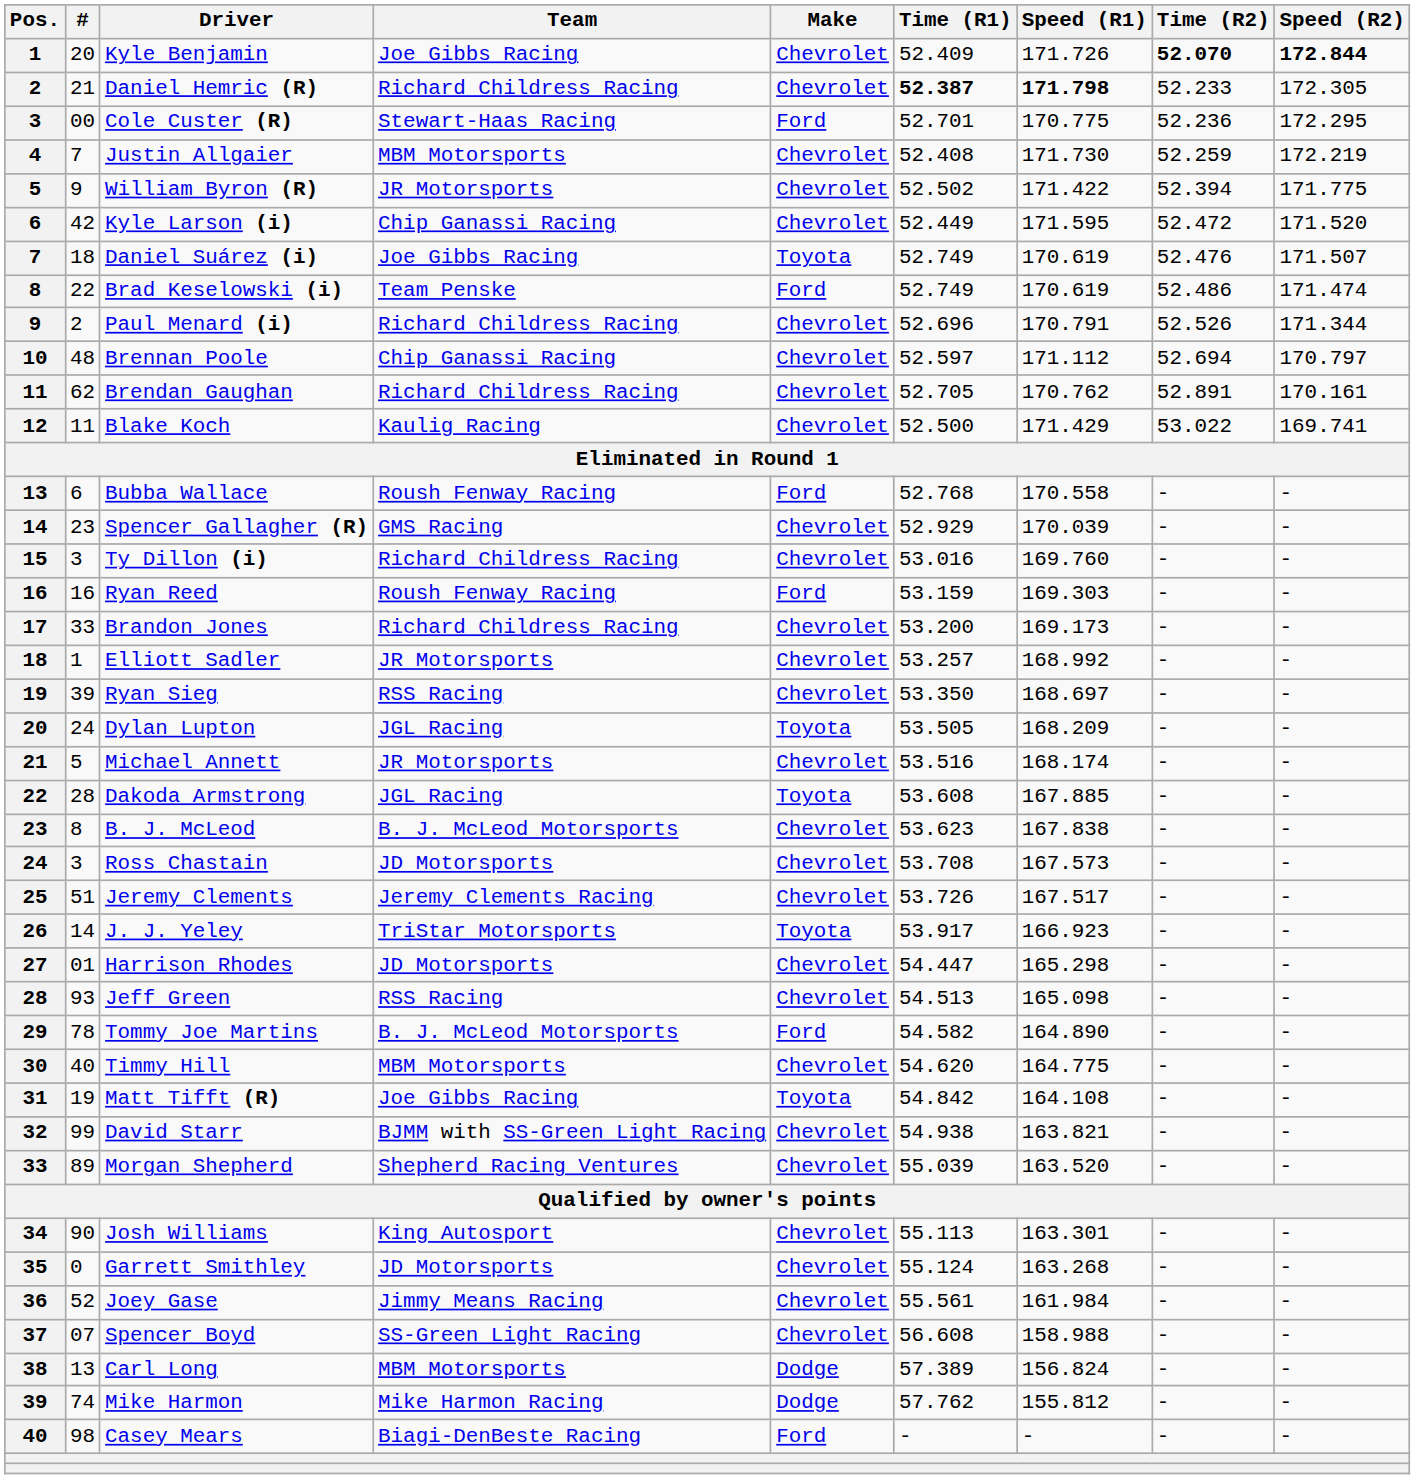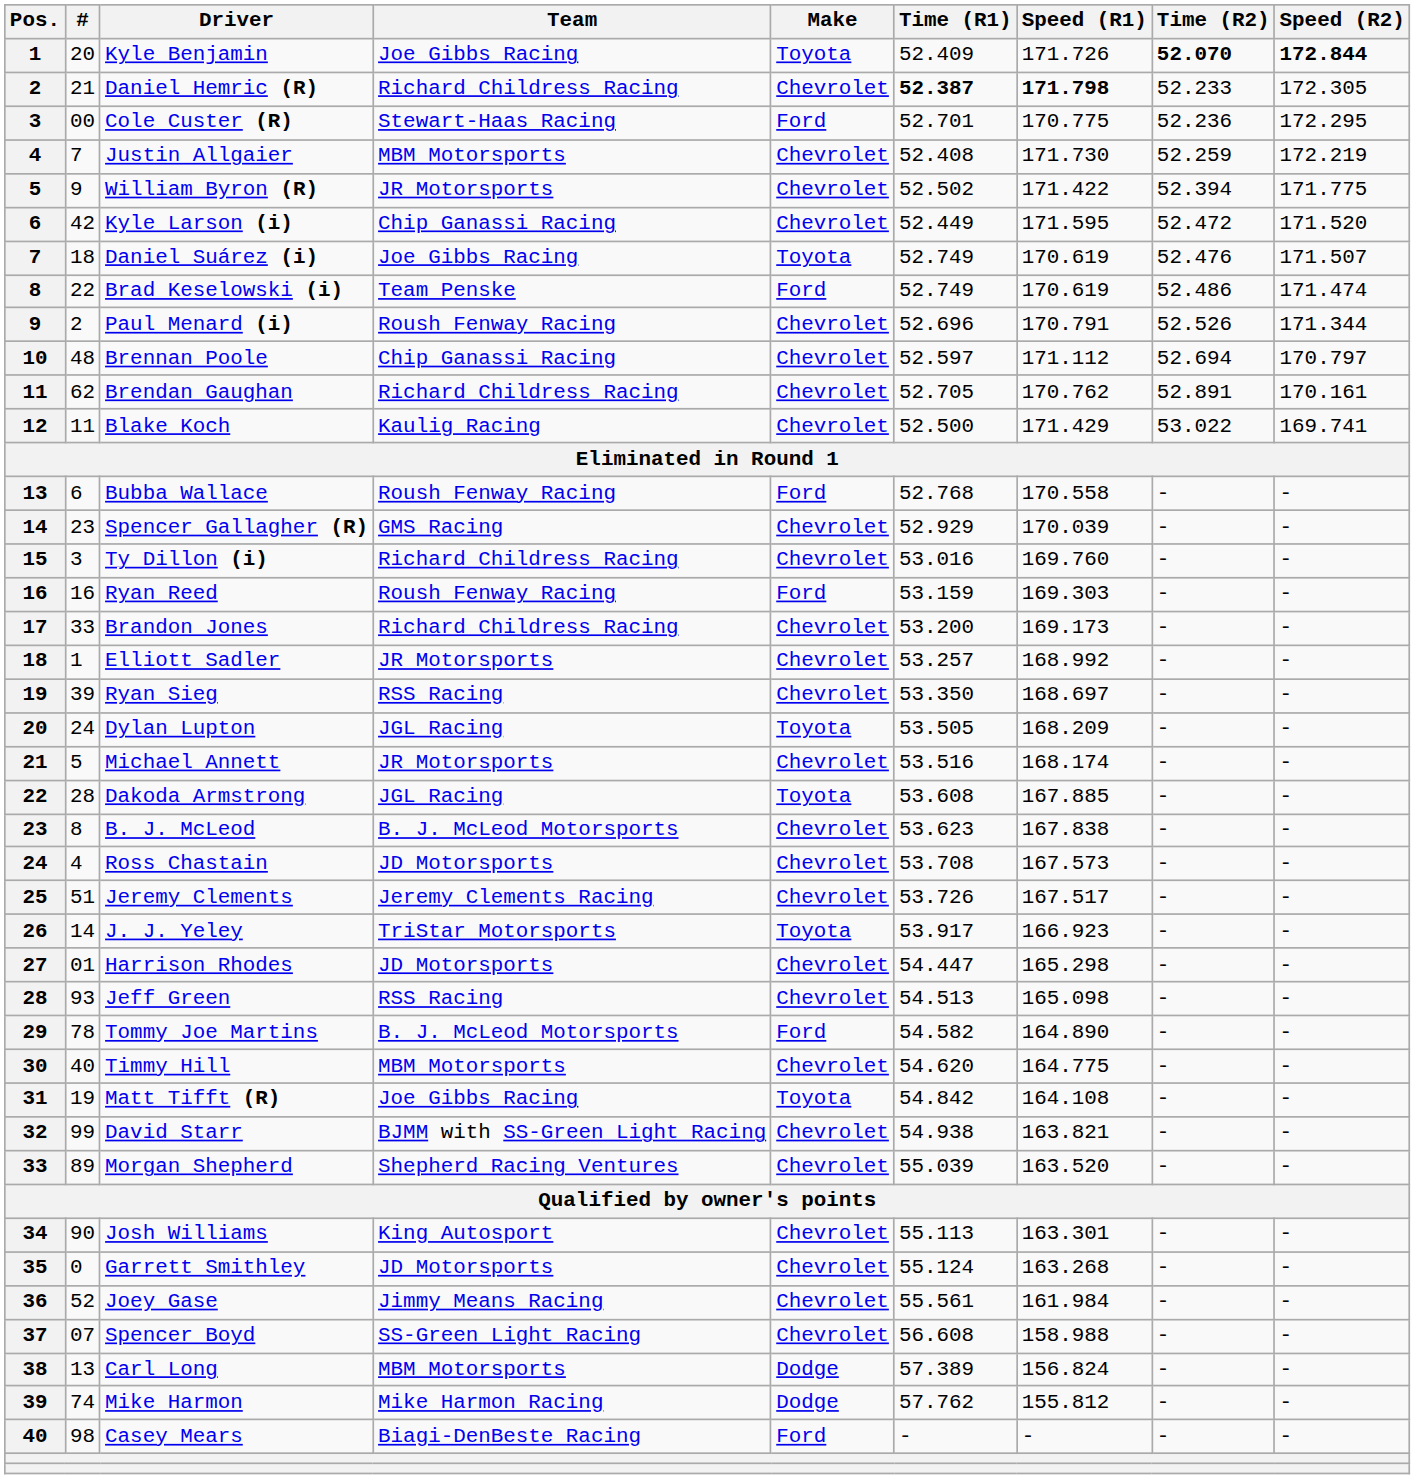(833, 56) Chevrolet -> (814, 56) Toyota
(528, 325) Richard Childress Racing -> (497, 325) Roush Fenway Racing
(76, 864) 3 -> (76, 864) 4
